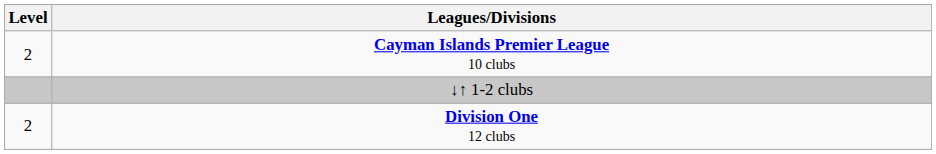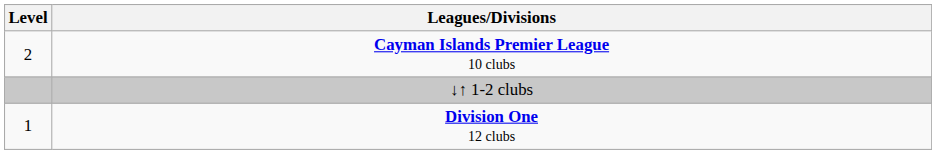(28, 126) 2 -> (28, 126) 1
